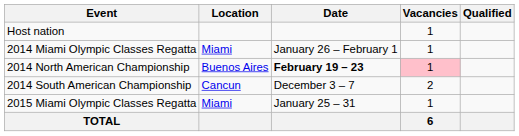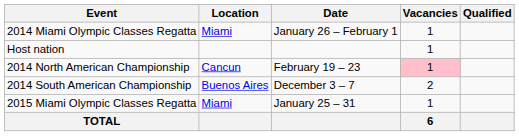rows swapped: (36, 31) <-> (102, 49)
(235, 67) Buenos Aires -> (221, 67) Cancun
(319, 67) bold -> (317, 67) normal
(221, 85) Cancun -> (235, 85) Buenos Aires
